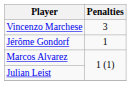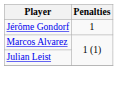- row: (44, 27)
